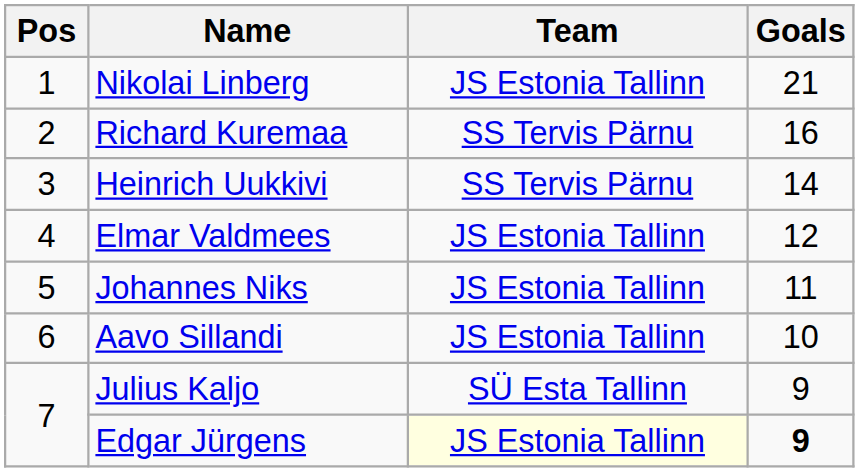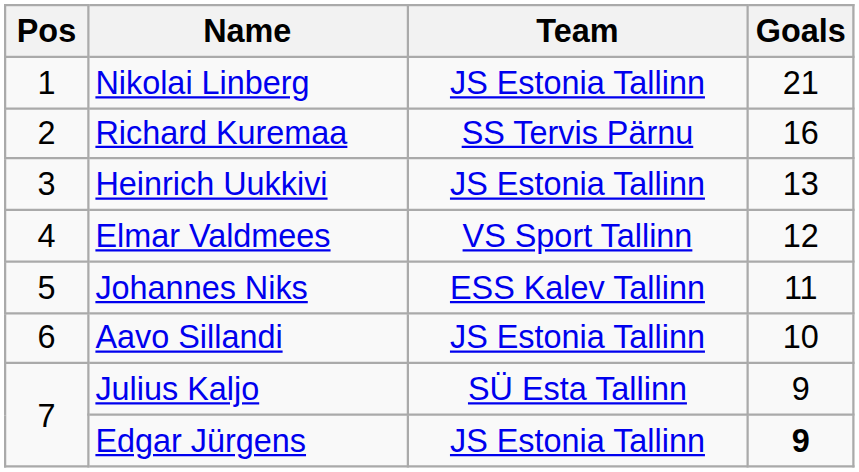(577, 185) SS Tervis Pärnu -> (577, 185) JS Estonia Tallinn
(801, 185) 14 -> (801, 185) 13
(577, 236) JS Estonia Tallinn -> (577, 236) VS Sport Tallinn
(577, 287) JS Estonia Tallinn -> (577, 287) ESS Kalev Tallinn
(577, 441) lightyellow background -> (577, 441) no background
